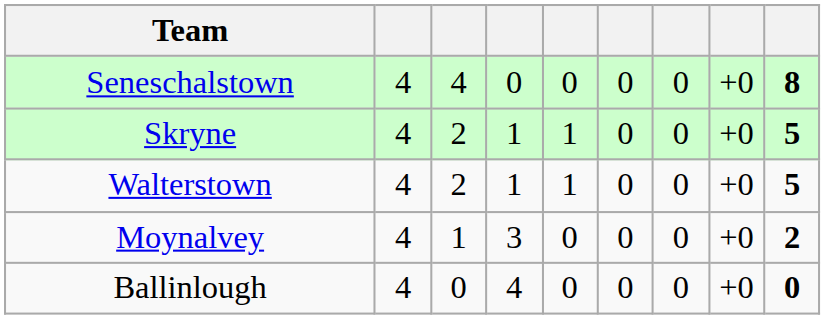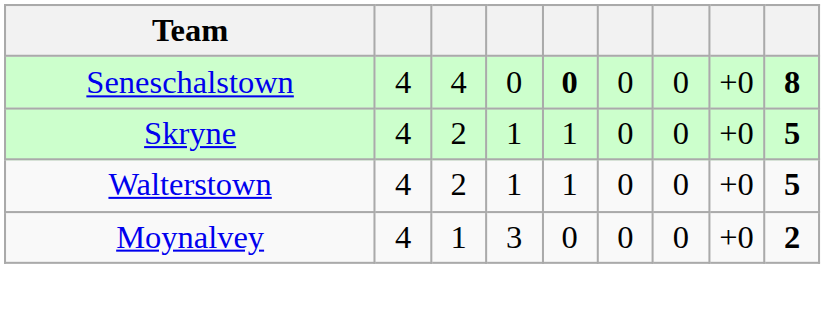(570, 81) normal -> (570, 81) bold
- row: (190, 287)
